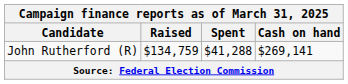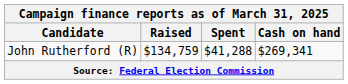(285, 51) $269,141 -> (285, 51) $269,341
